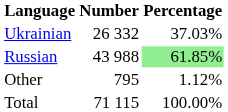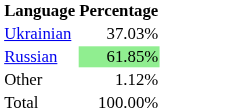- column: (109, 10)
